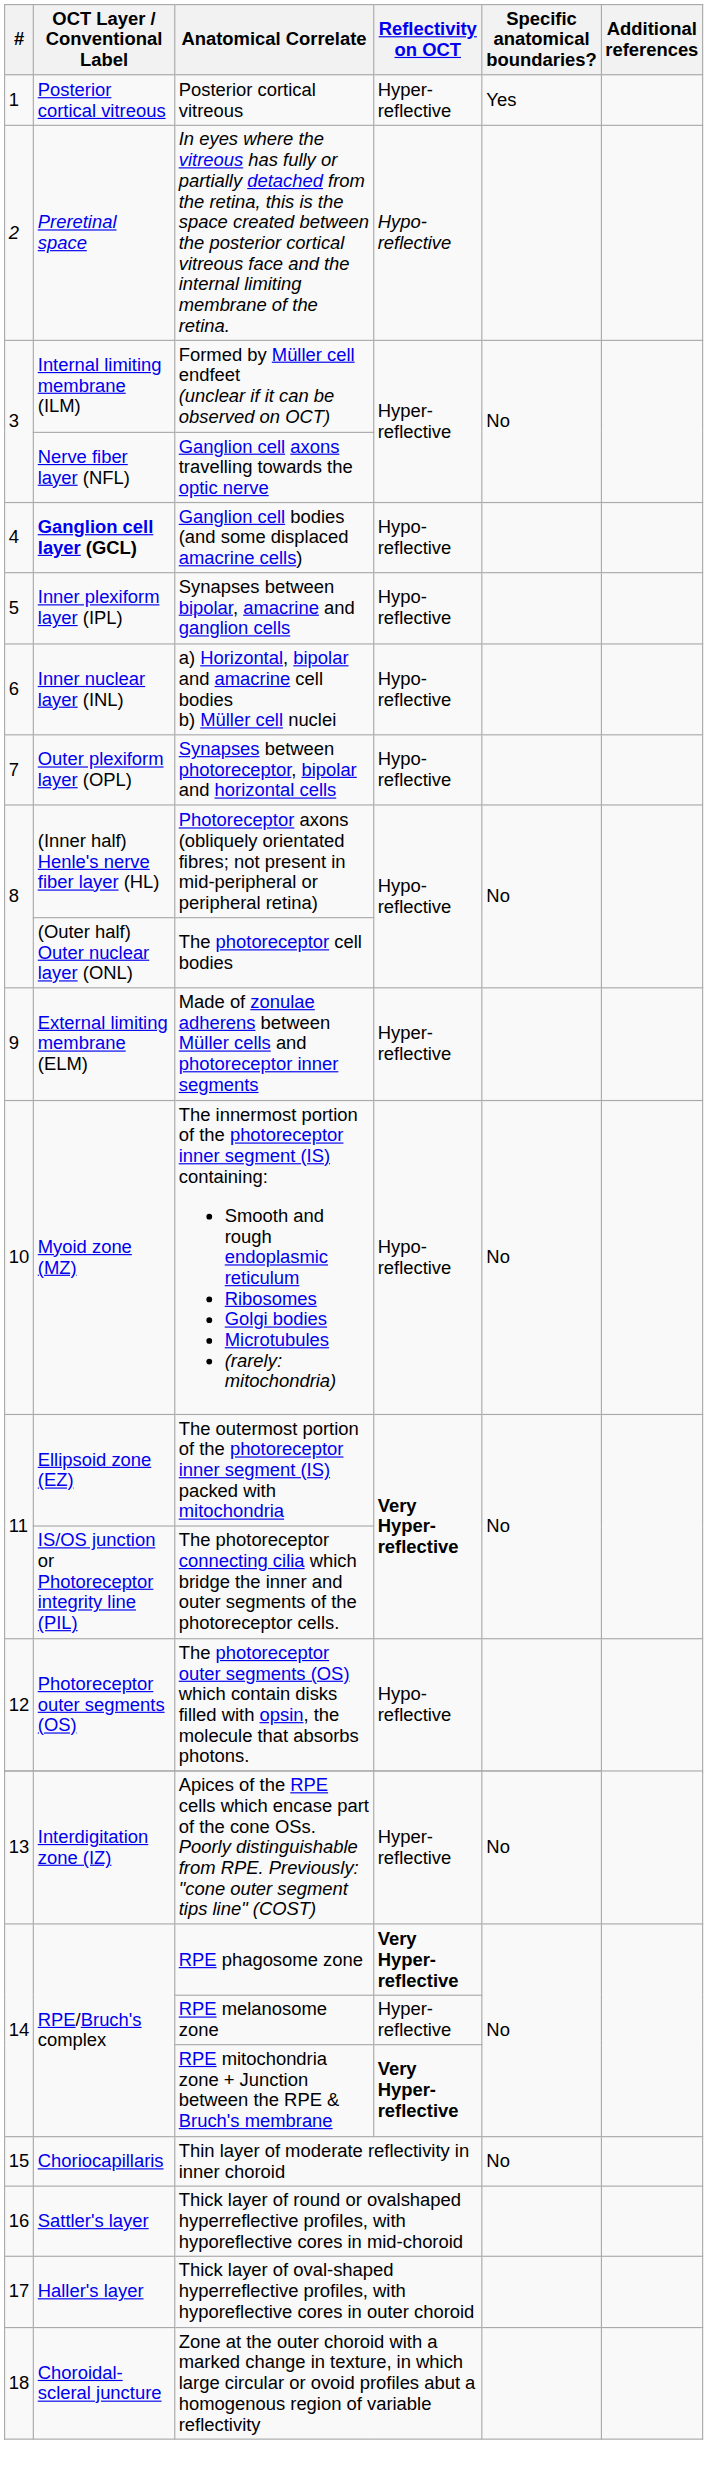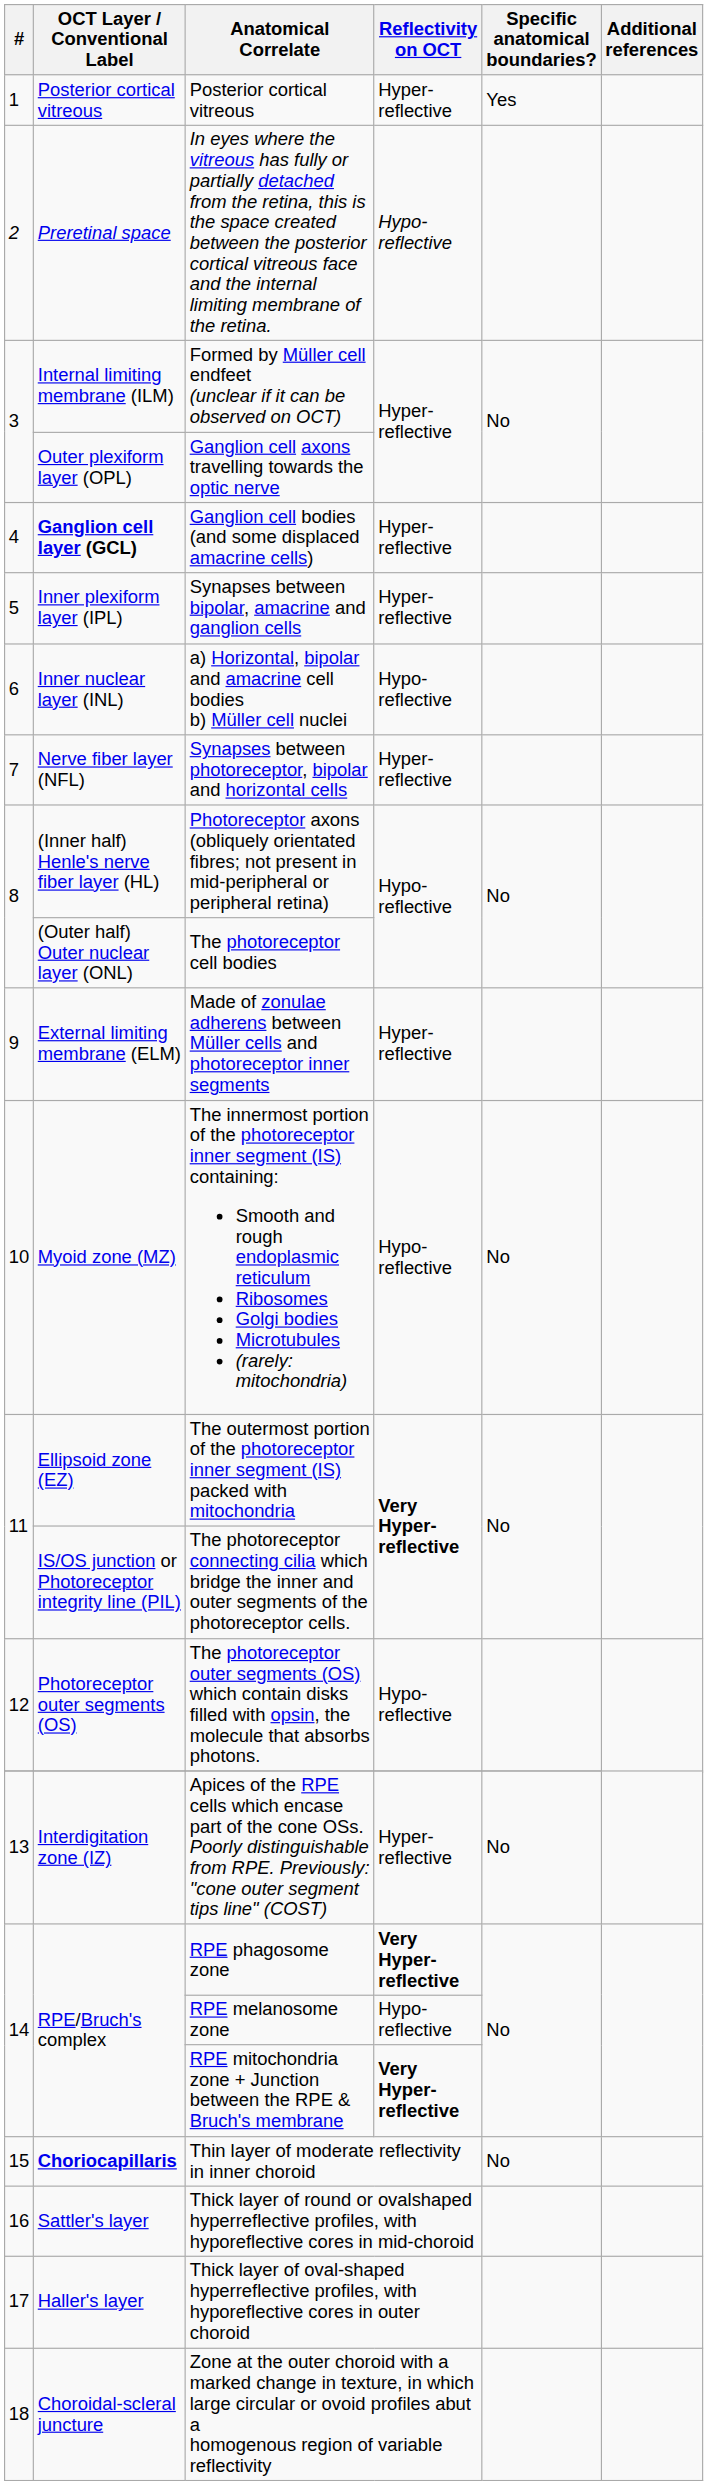(84, 467) Nerve fiber layer (NFL) -> (101, 467) Outer plexiform layer (OPL)
(414, 537) Hypo-reflective -> (415, 537) Hyper-reflective
(414, 608) Hypo-reflective -> (415, 608) Hyper-reflective
(101, 770) Outer plexiform layer (OPL) -> (105, 770) Nerve fiber layer (NFL)
(414, 770) Hypo-reflective -> (415, 770) Hyper-reflective
(414, 2019) Hyper-reflective -> (415, 2019) Hypo-reflective
(101, 2160) normal -> (107, 2160) bold
